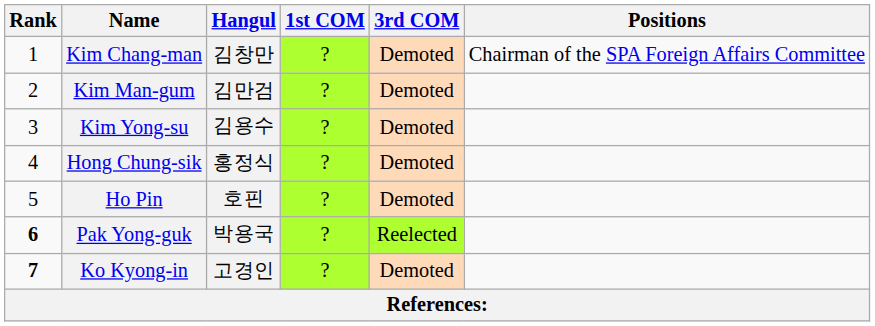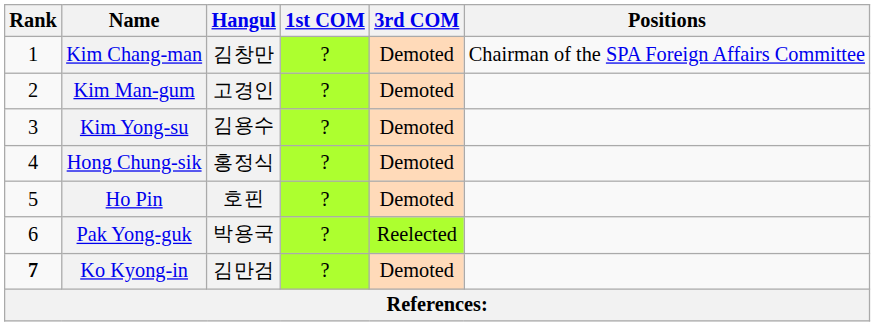(244, 90) 김만검 -> (244, 90) 고경인
(33, 234) bold -> (33, 234) normal
(244, 270) 고경인 -> (244, 270) 김만검
